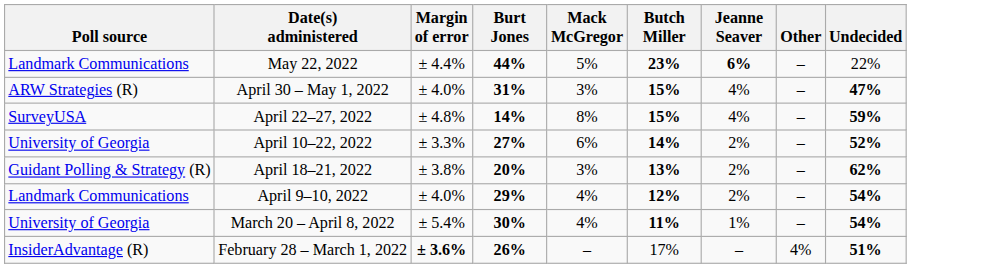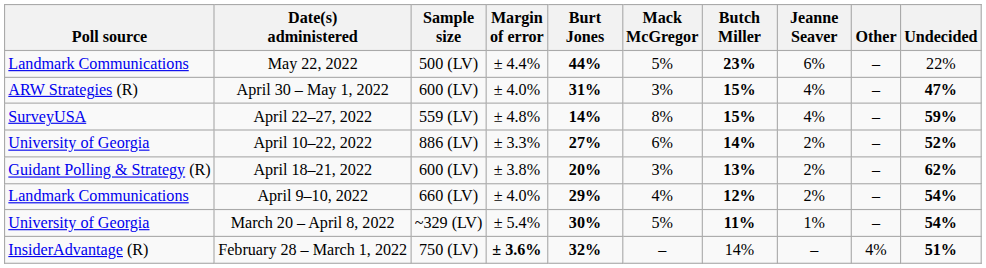+ column: (449, 27)
(739, 63) bold -> (814, 63) normal
(587, 223) 4% -> (662, 223) 5%
(510, 250) 26% -> (585, 250) 32%
(664, 250) 17% -> (739, 250) 14%
